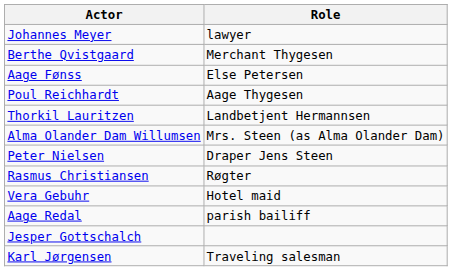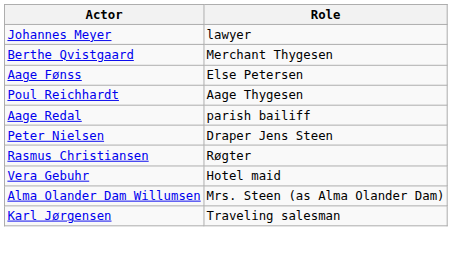- row: (71, 115)
rows swapped: (45, 216) <-> (104, 135)
- row: (74, 236)
